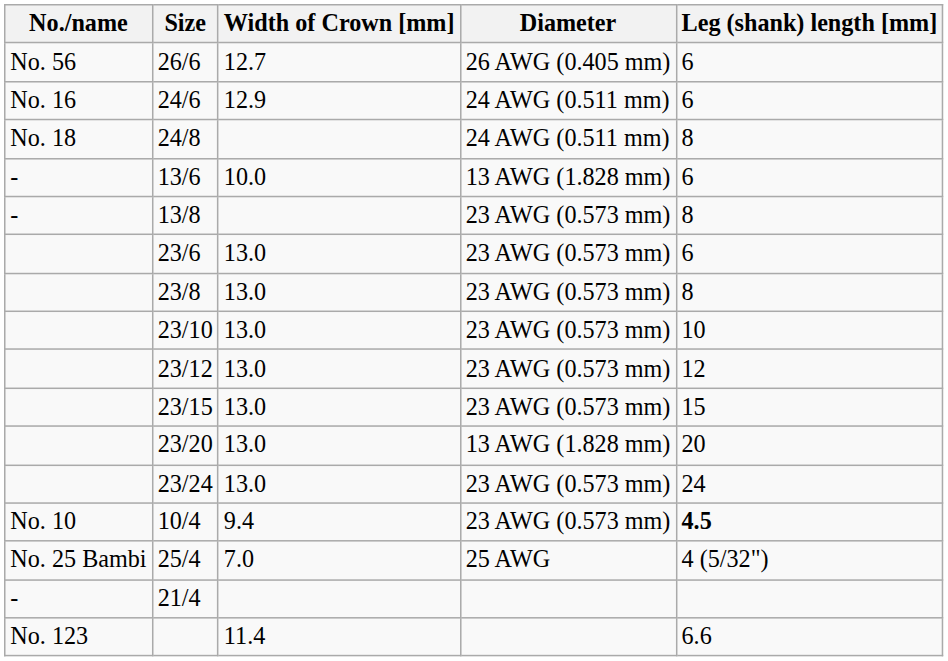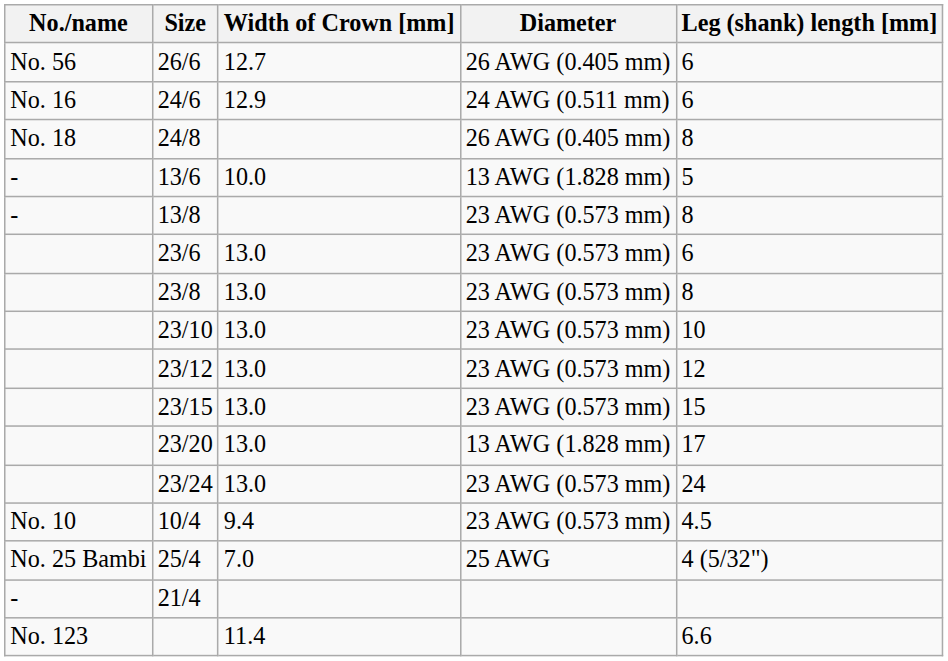(568, 138) 24 AWG (0.511 mm) -> (568, 138) 26 AWG (0.405 mm)
(688, 176) 6 -> (688, 176) 5
(694, 445) 20 -> (694, 445) 17
(697, 521) bold -> (697, 521) normal
